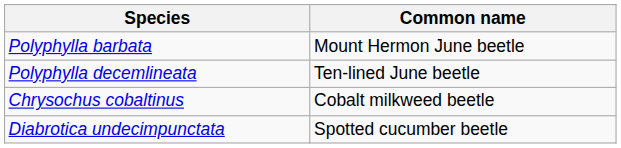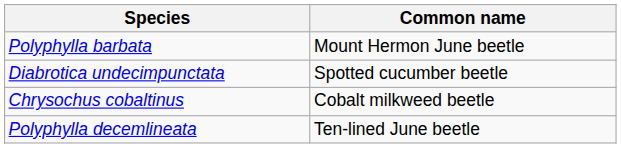rows swapped: (103, 73) <-> (117, 128)
